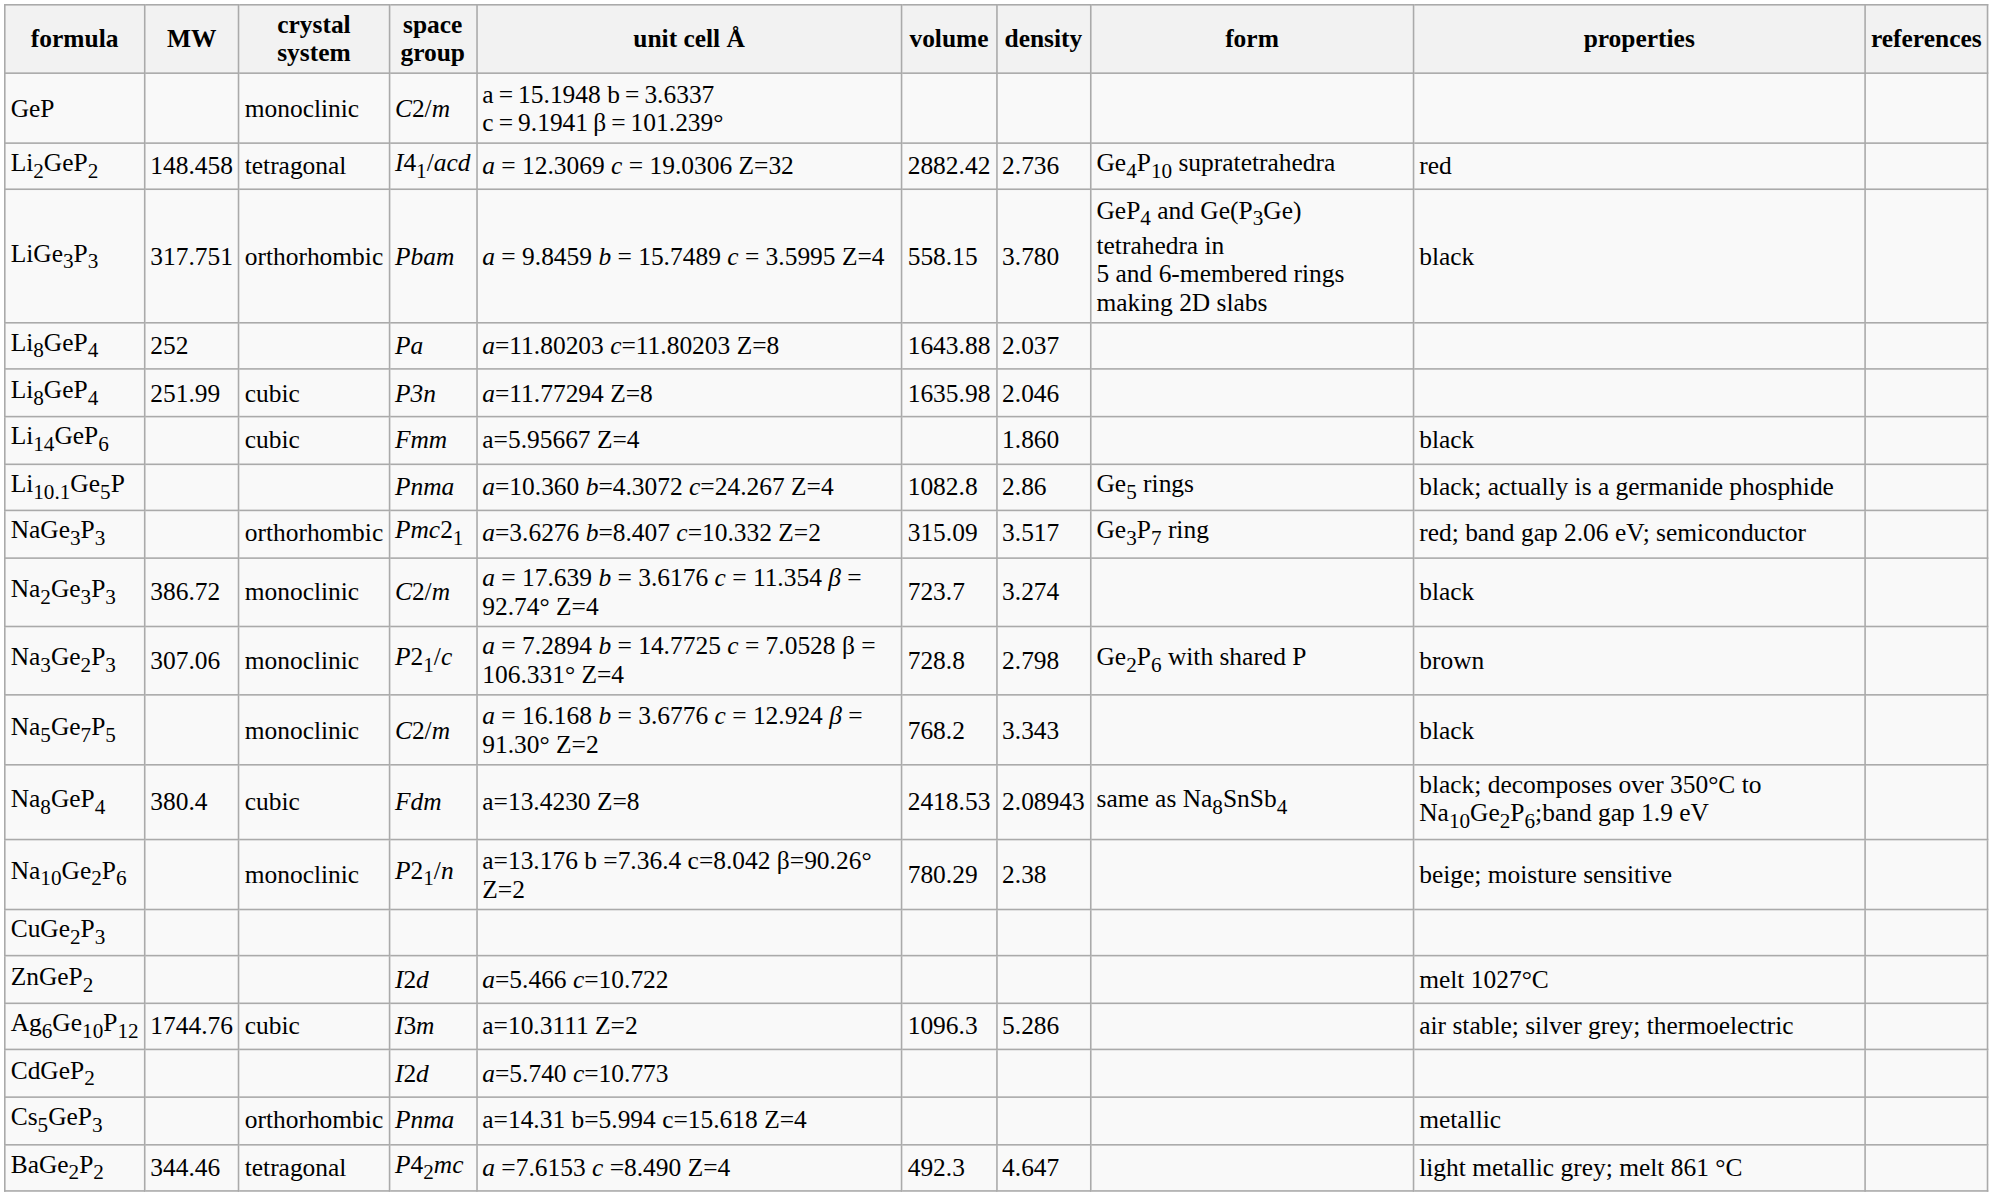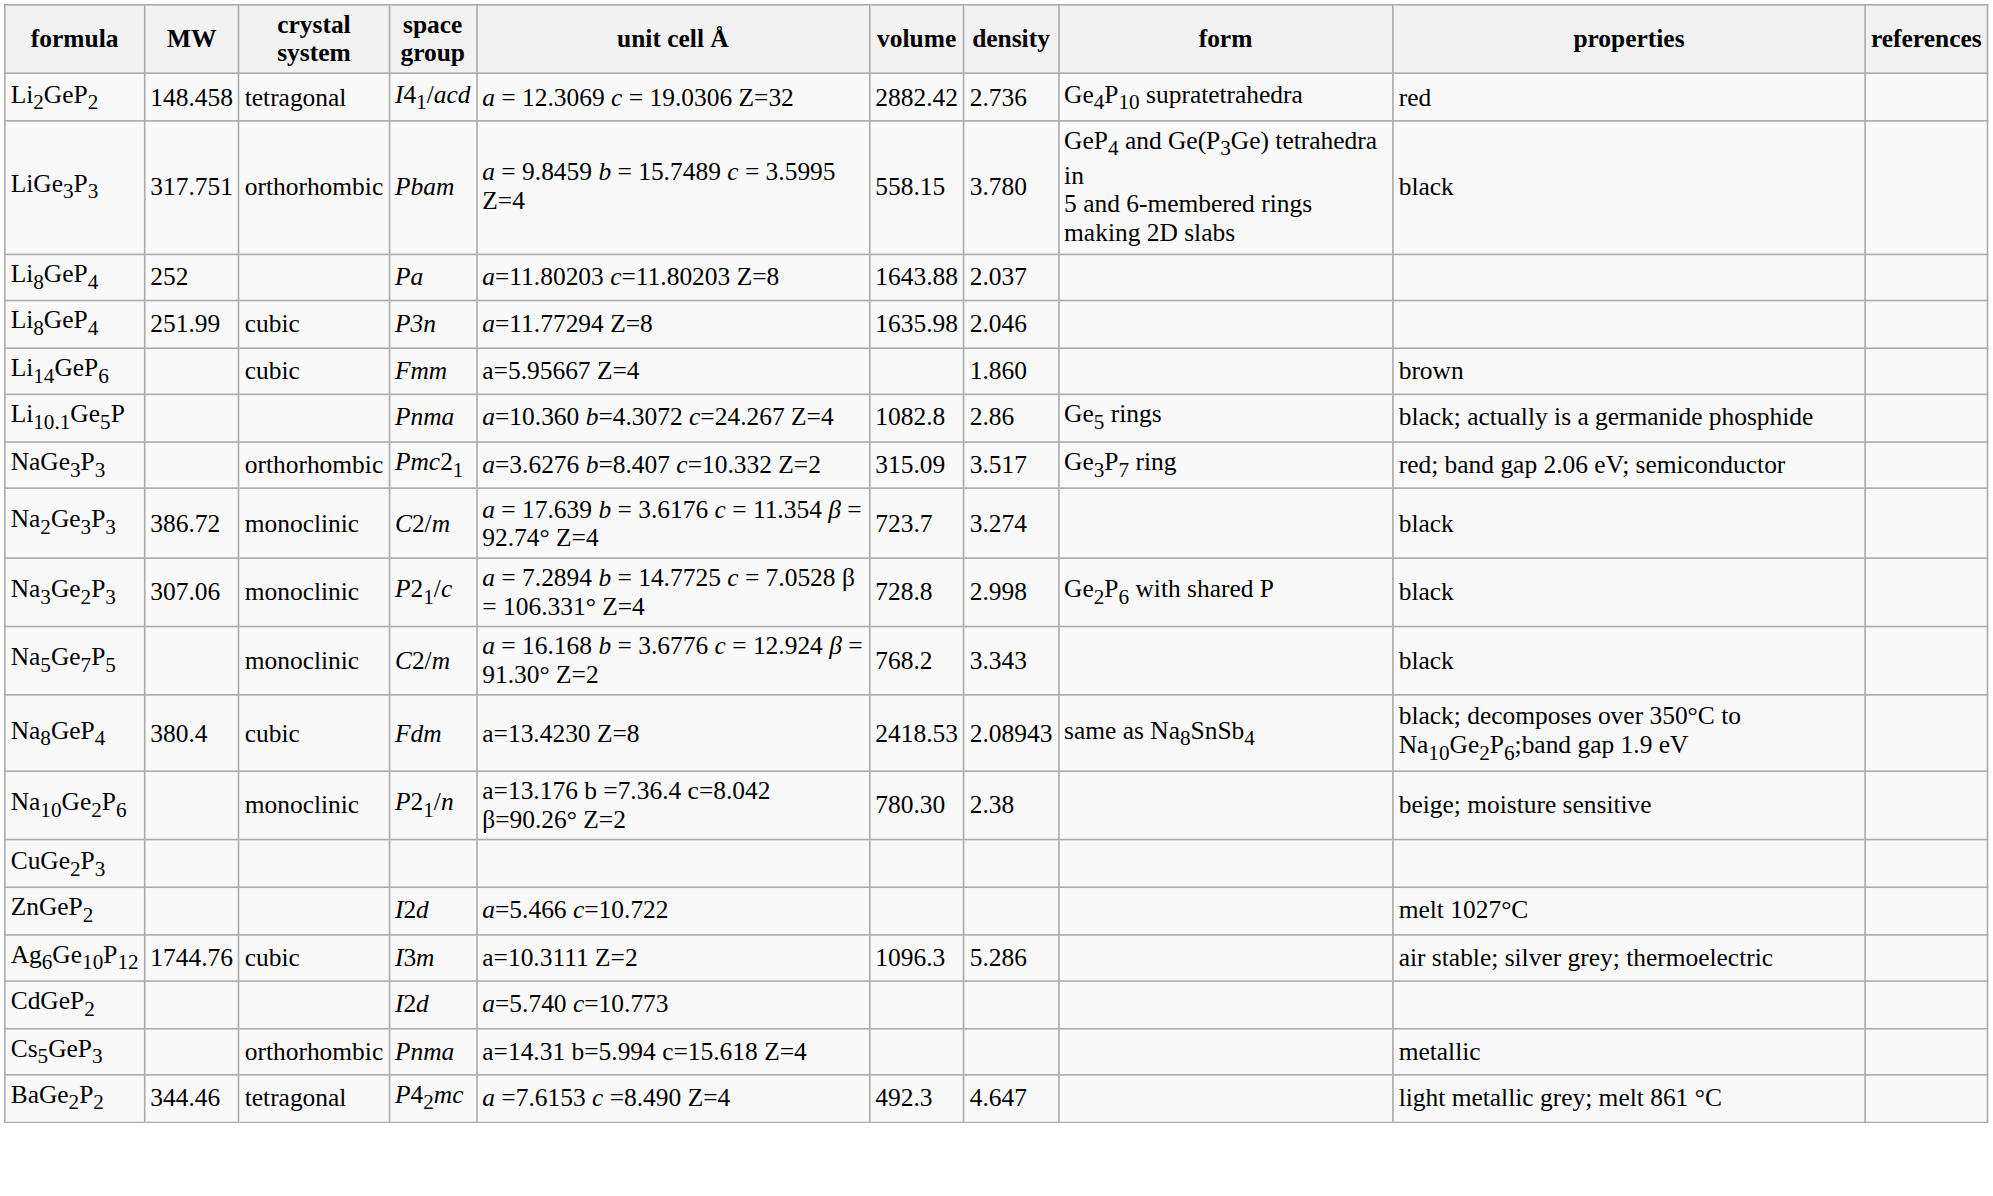- row: (33, 107)
(1447, 439) black -> (1431, 370) brown
(1031, 660) 2.798 -> (998, 591) 2.998
(1452, 660) brown -> (1426, 591) black
(943, 874) 780.29 -> (910, 805) 780.30
